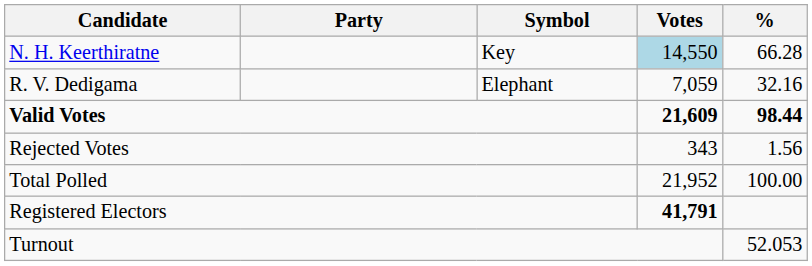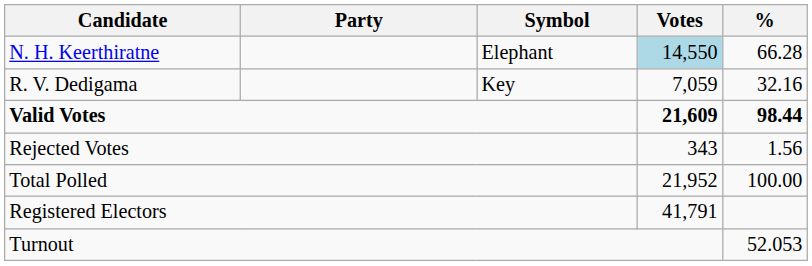(498, 52) Key -> (517, 52) Elephant
(517, 84) Elephant -> (498, 84) Key
(690, 212) bold -> (690, 212) normal
